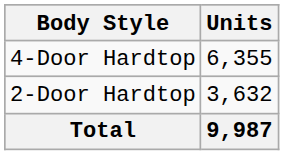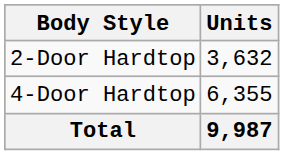rows swapped: (103, 95) <-> (103, 59)
